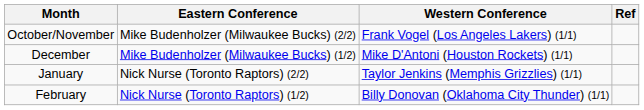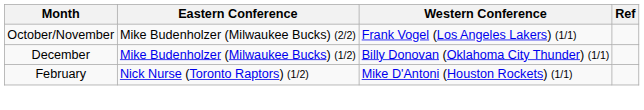(467, 54) Mike D'Antoni (Houston Rockets) (1/1) -> (486, 54) Billy Donovan (Oklahoma City Thunder) (1/1)
- row: (61, 74)
(486, 94) Billy Donovan (Oklahoma City Thunder) (1/1) -> (467, 74) Mike D'Antoni (Houston Rockets) (1/1)
